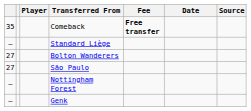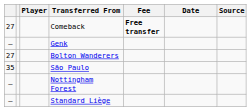(10, 27) 35 -> (10, 27) 27
rows swapped: (80, 44) <-> (59, 101)
(10, 68) 27 -> (10, 68) 35
